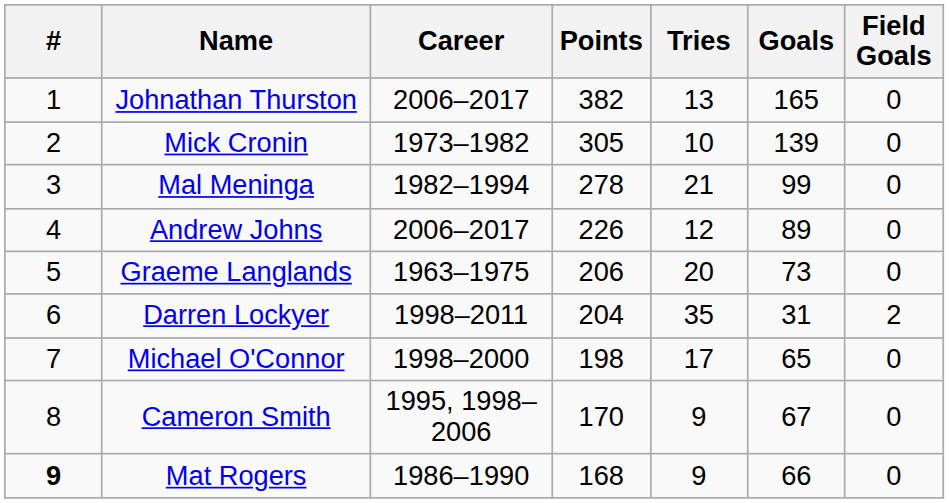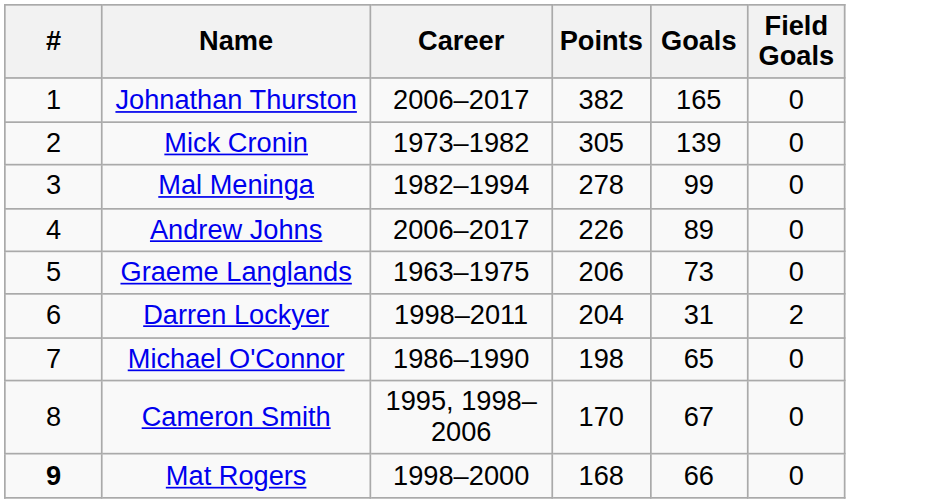- column: (699, 41)
(461, 358) 1998–2000 -> (461, 358) 1986–1990
(461, 475) 1986–1990 -> (461, 475) 1998–2000
